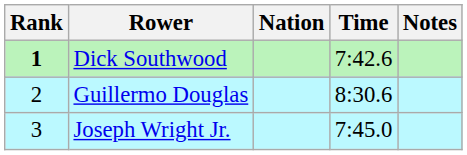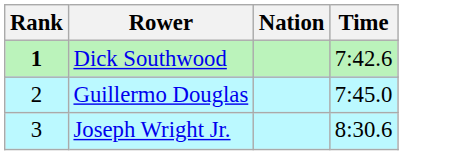- column: (430, 22)
(364, 94) 8:30.6 -> (364, 94) 7:45.0
(364, 130) 7:45.0 -> (364, 130) 8:30.6
